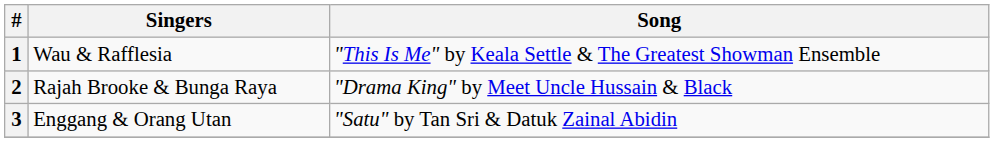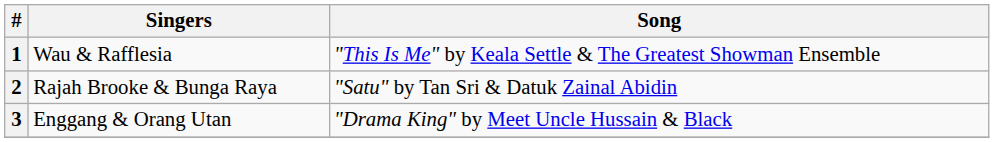(533, 86) "Drama King" by Meet Uncle Hussain & Black -> (506, 86) "Satu" by Tan Sri & Datuk Zainal Abidin
(506, 119) "Satu" by Tan Sri & Datuk Zainal Abidin -> (533, 119) "Drama King" by Meet Uncle Hussain & Black
